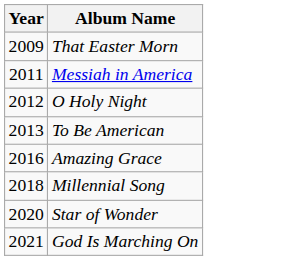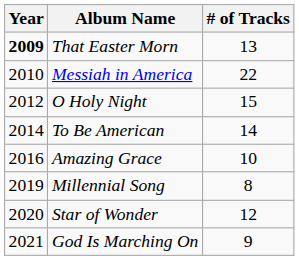+ column: (248, 18)
(26, 46) normal -> (26, 46) bold
(26, 74) 2011 -> (26, 74) 2010
(26, 130) 2013 -> (26, 130) 2014
(26, 185) 2018 -> (26, 185) 2019
